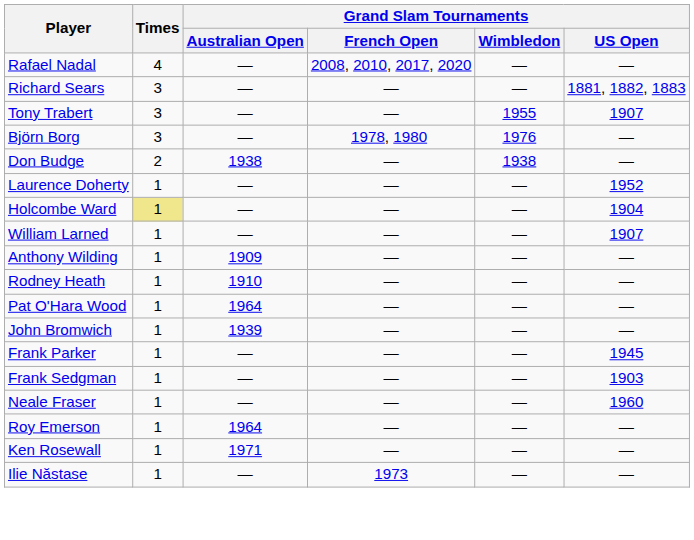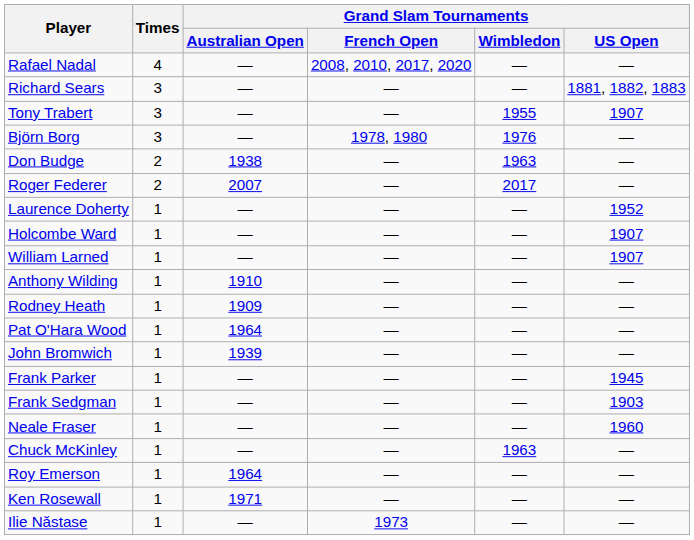(519, 161) 1938 -> (519, 161) 1963
+ row: (57, 185)
(158, 209) khaki background -> (158, 233) no background
(626, 209) 1904 -> (626, 233) 1907
(245, 257) 1909 -> (245, 281) 1910
(245, 281) 1910 -> (245, 305) 1909
+ row: (62, 450)
